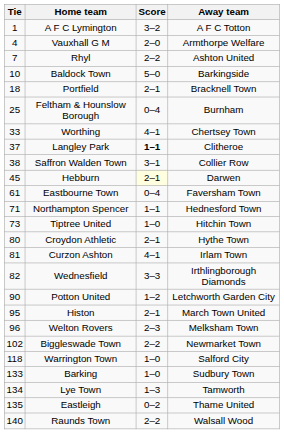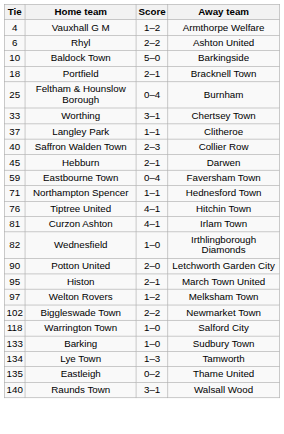- row: (81, 27)
(152, 43) 2–0 -> (152, 27) 1–2
(15, 58) 7 -> (15, 43) 6
(152, 131) 4–1 -> (152, 116) 3–1
(152, 147) bold -> (152, 131) normal
(15, 162) 38 -> (15, 147) 40
(152, 162) 3–1 -> (152, 147) 2–3
(152, 178) lightyellow background -> (152, 162) no background
(15, 193) 61 -> (15, 178) 59
(15, 224) 73 -> (15, 208) 76
(152, 224) 1–0 -> (152, 208) 4–1
- row: (81, 239)
(152, 276) 3–3 -> (152, 245) 1–0
(152, 297) 1–2 -> (152, 266) 2–0
(15, 328) 96 -> (15, 297) 97
(152, 328) 2–3 -> (152, 297) 1–2
(152, 421) 2–2 -> (152, 390) 3–1
